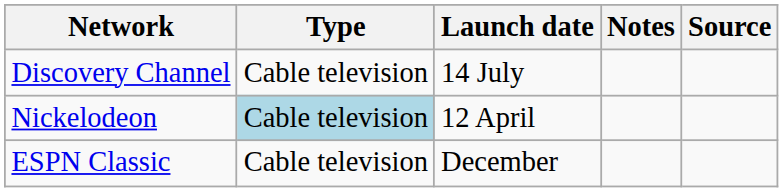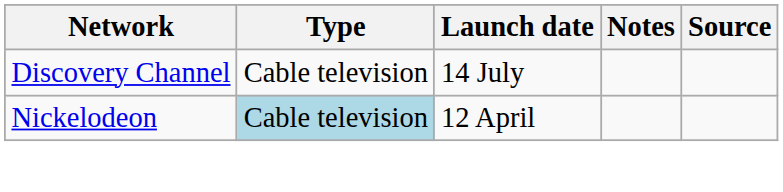- row: (91, 162)
